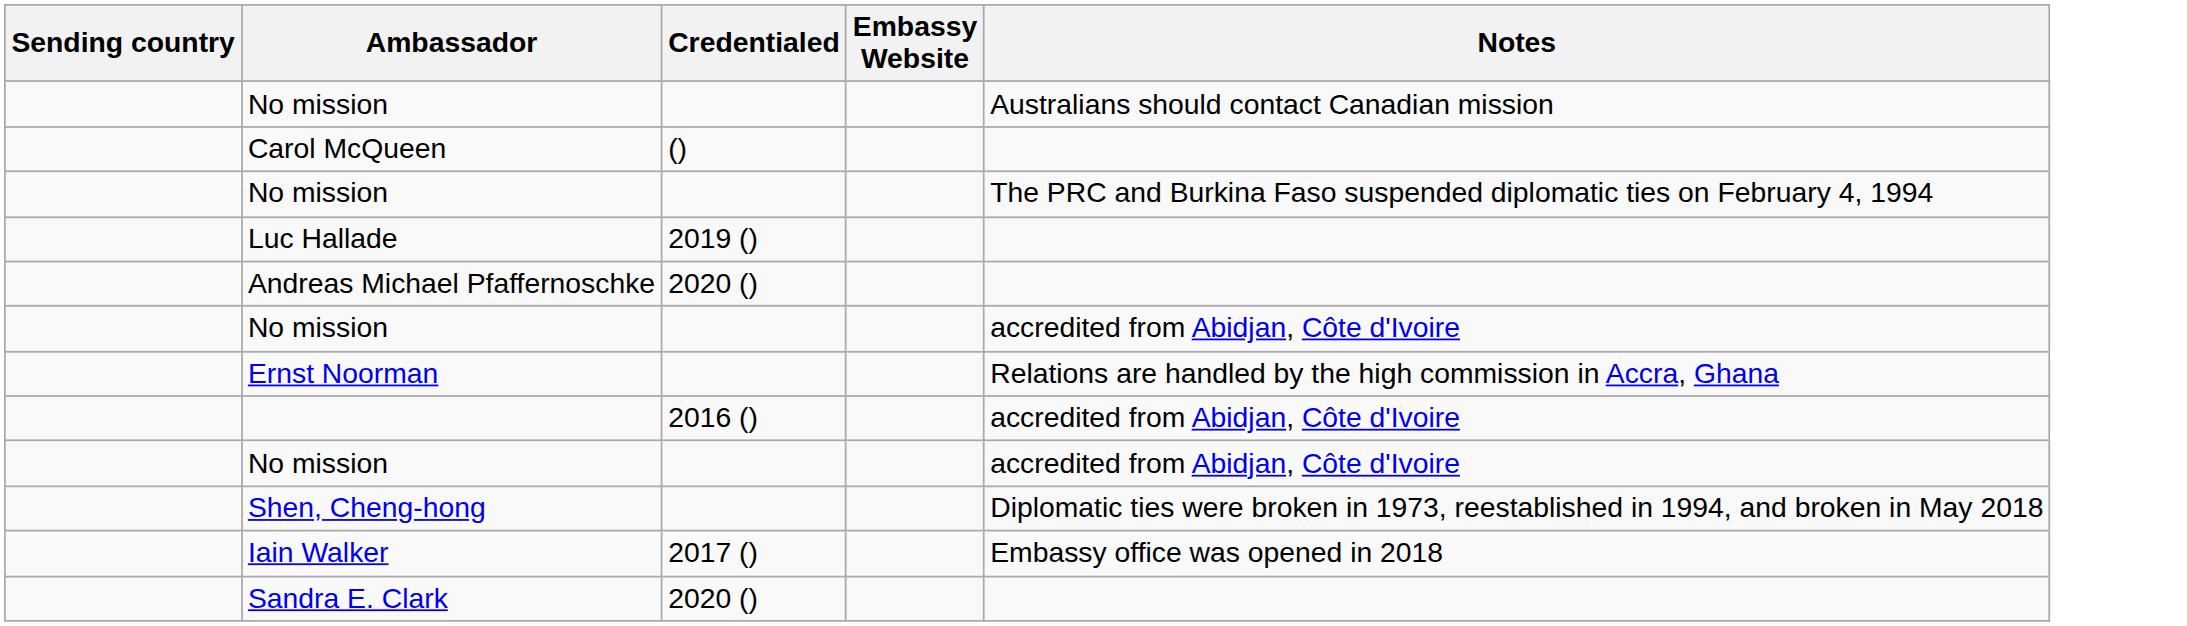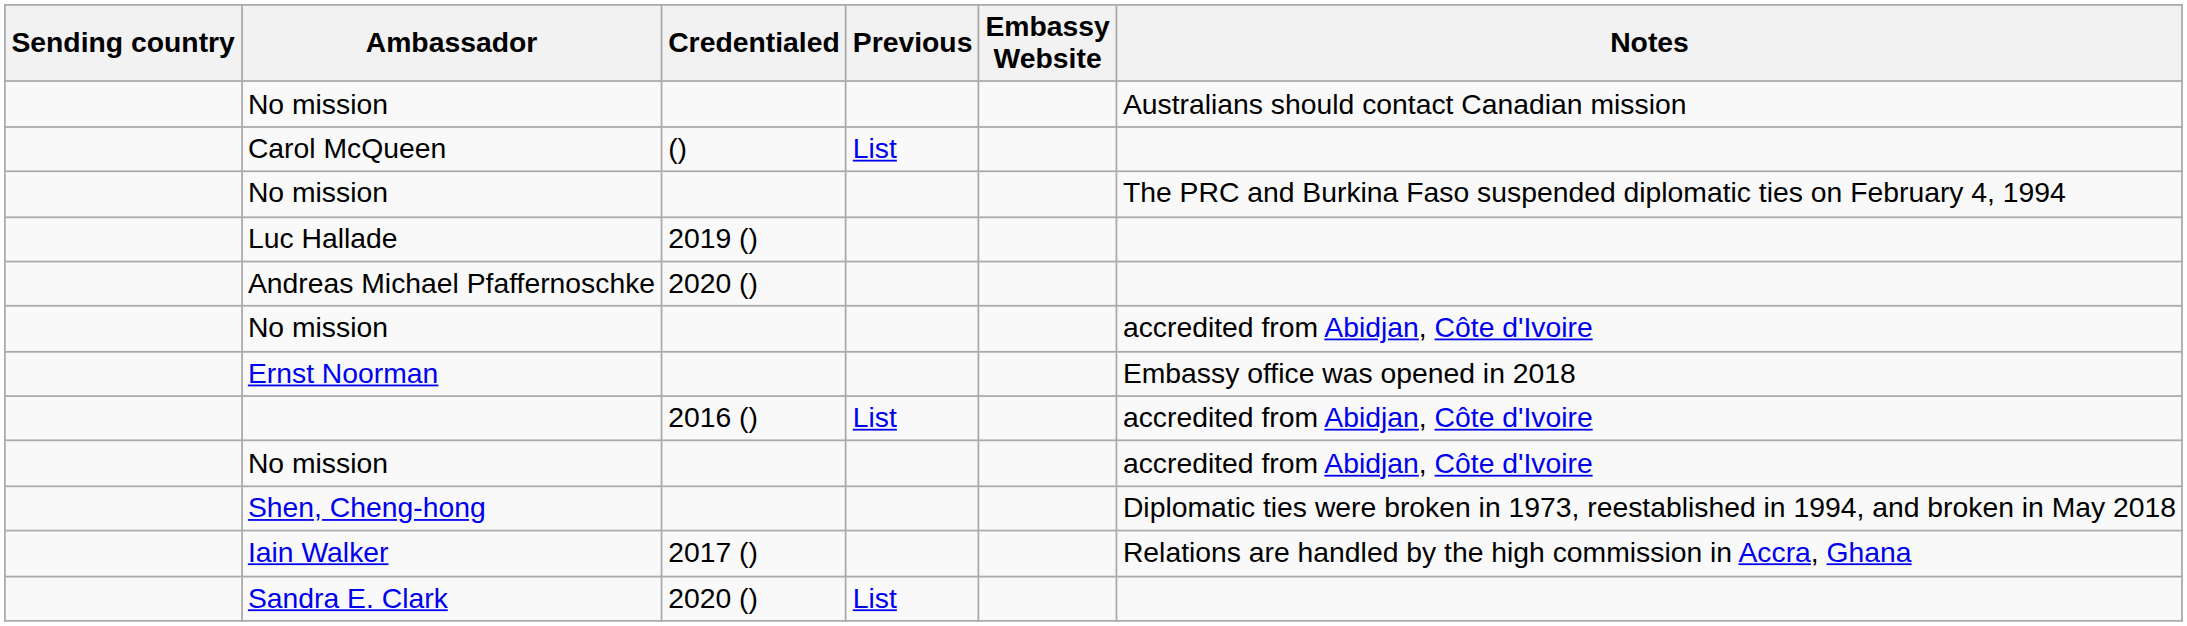+ column: (913, 42)
(1385, 373) Relations are handled by the high commission in Accra, Ghana -> (1349, 373) Embassy office was opened in 2018
(1217, 552) Embassy office was opened in 2018 -> (1517, 552) Relations are handled by the high commission in Accra, Ghana
